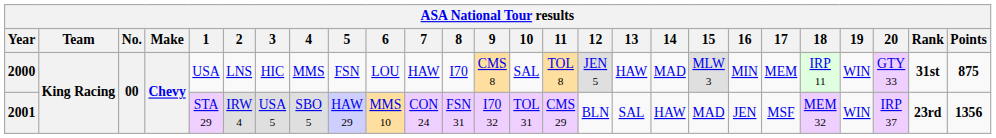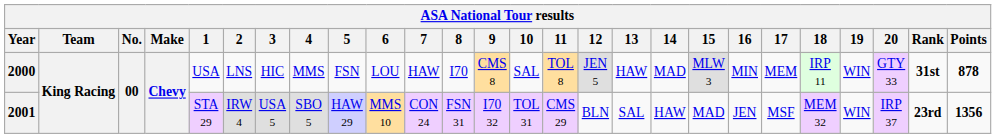(969, 72) 875 -> (969, 72) 878
